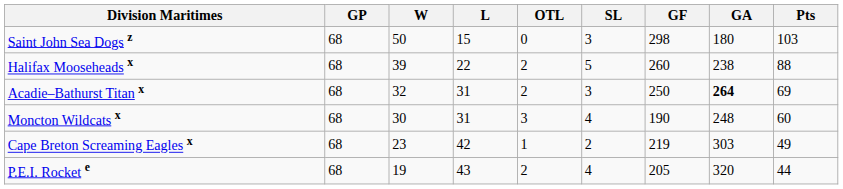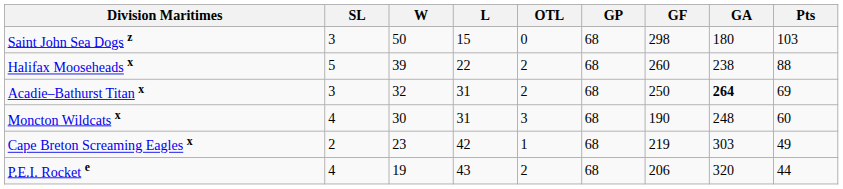columns swapped: (357, 15) <-> (613, 15)
(659, 170) 205 -> (659, 170) 206
